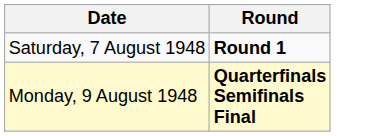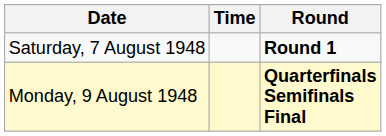+ column: (235, 18)
